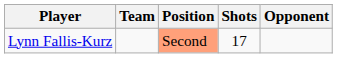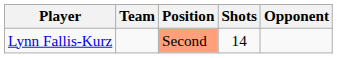(239, 40) 17 -> (239, 40) 14
